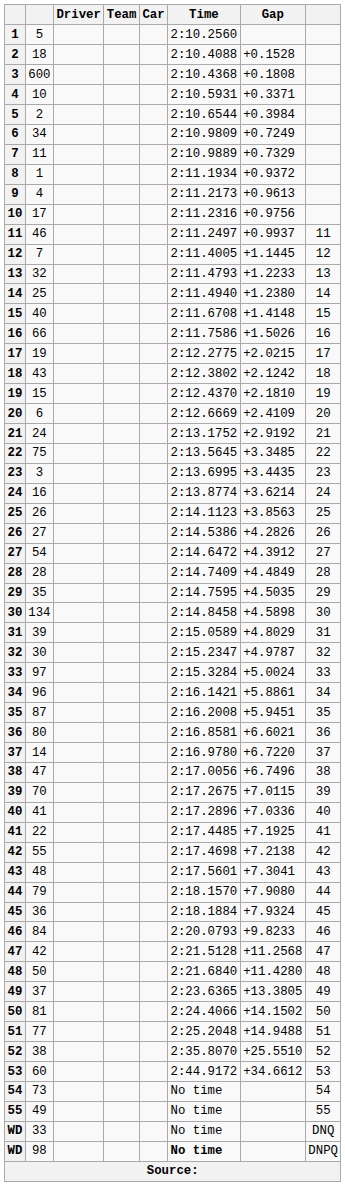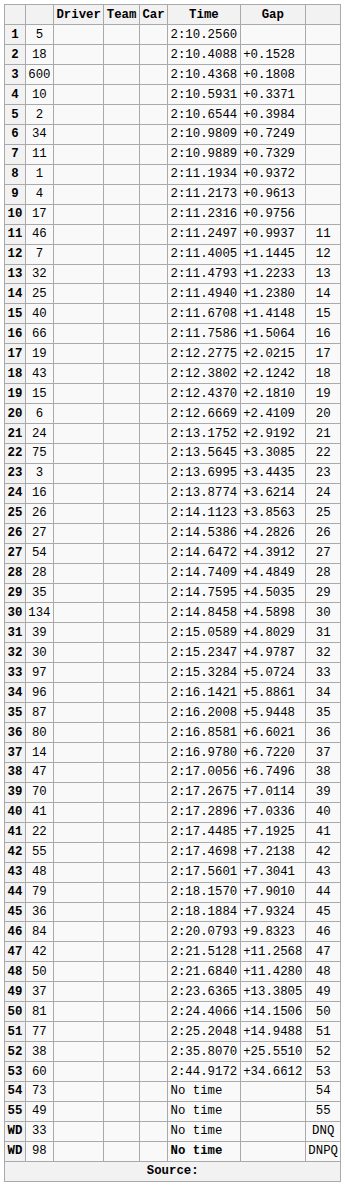(269, 334) +1.5026 -> (269, 334) +1.5064
(269, 453) +3.3485 -> (269, 453) +3.3085
(269, 673) +5.0024 -> (269, 673) +5.0724
(269, 713) +5.9451 -> (269, 713) +5.9448
(269, 792) +7.0115 -> (269, 792) +7.0114
(269, 892) +7.9080 -> (269, 892) +7.9010
(269, 932) +9.8233 -> (269, 932) +9.8323
(273, 1012) +14.1502 -> (273, 1012) +14.1506
